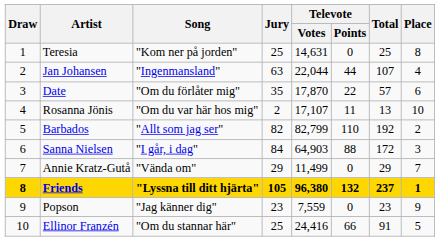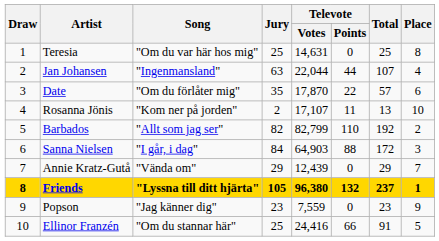(187, 52) "Kom ner på jorden" -> (197, 52) "Om du var här hos mig"
(197, 110) "Om du var här hos mig" -> (187, 110) "Kom ner på jorden"
(311, 168) 11,499 -> (311, 168) 12,439
